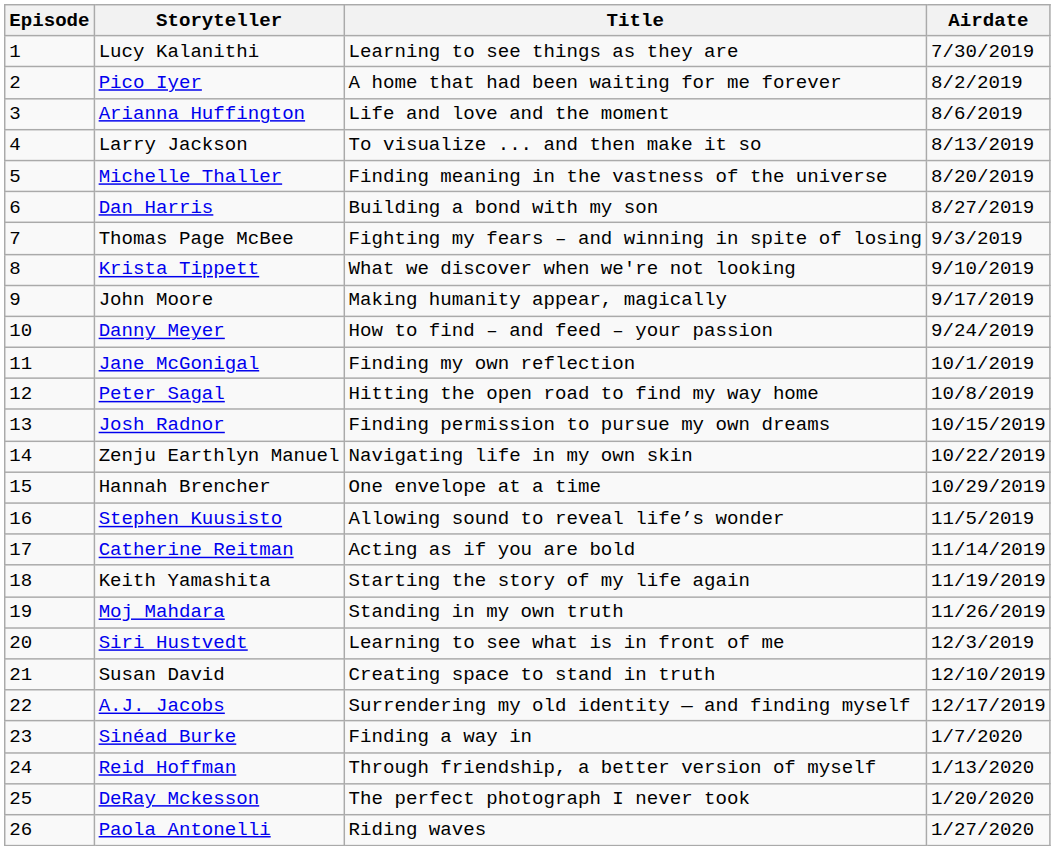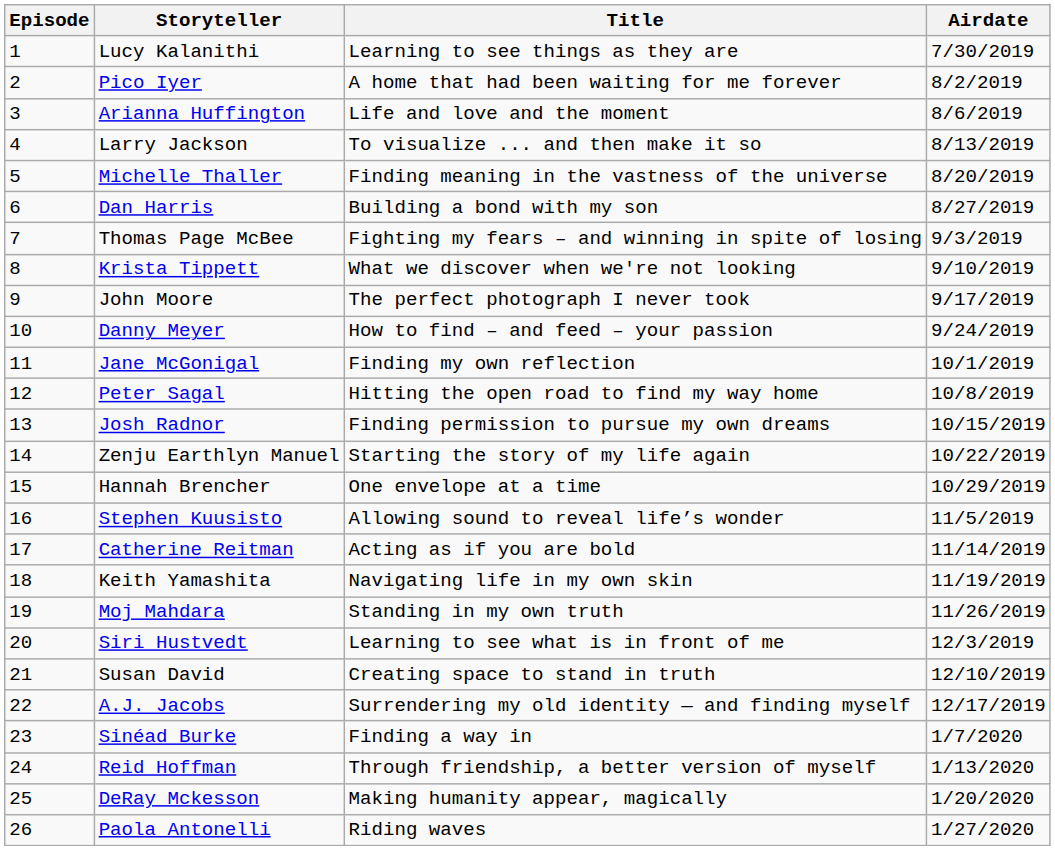(538, 301) Making humanity appear, magically -> (549, 301) The perfect photograph I never took
(521, 456) Navigating life in my own skin -> (549, 456) Starting the story of my life again
(549, 581) Starting the story of my life again -> (521, 581) Navigating life in my own skin
(549, 799) The perfect photograph I never took -> (538, 799) Making humanity appear, magically
